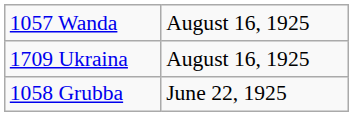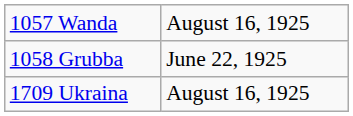rows swapped: (66, 93) <-> (69, 58)
